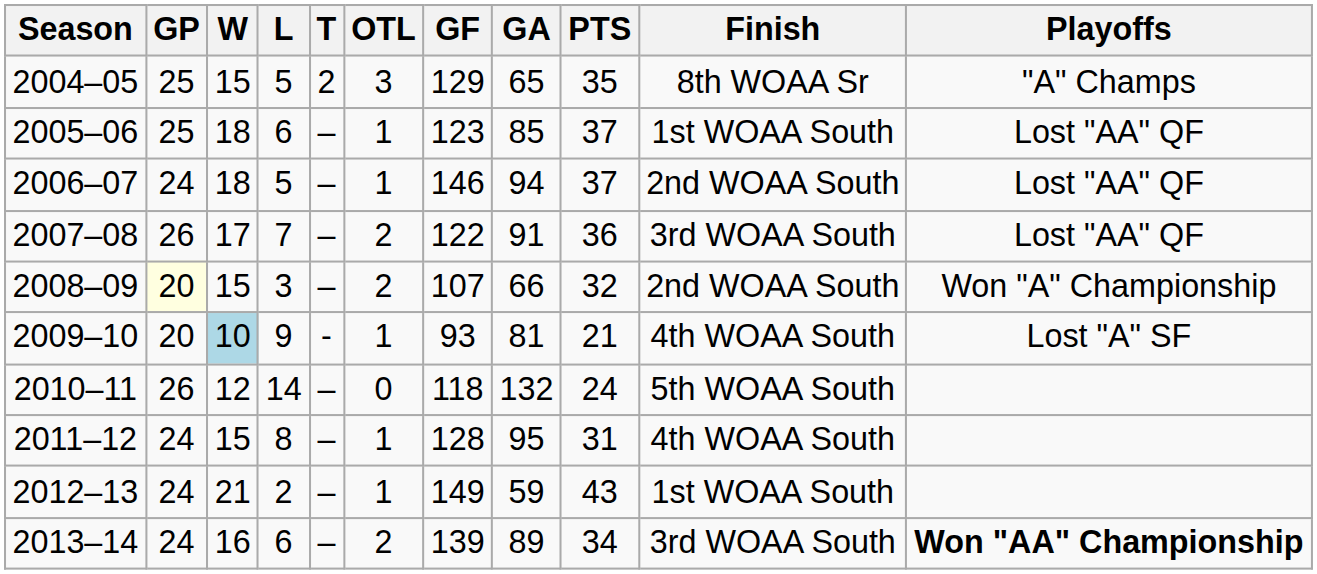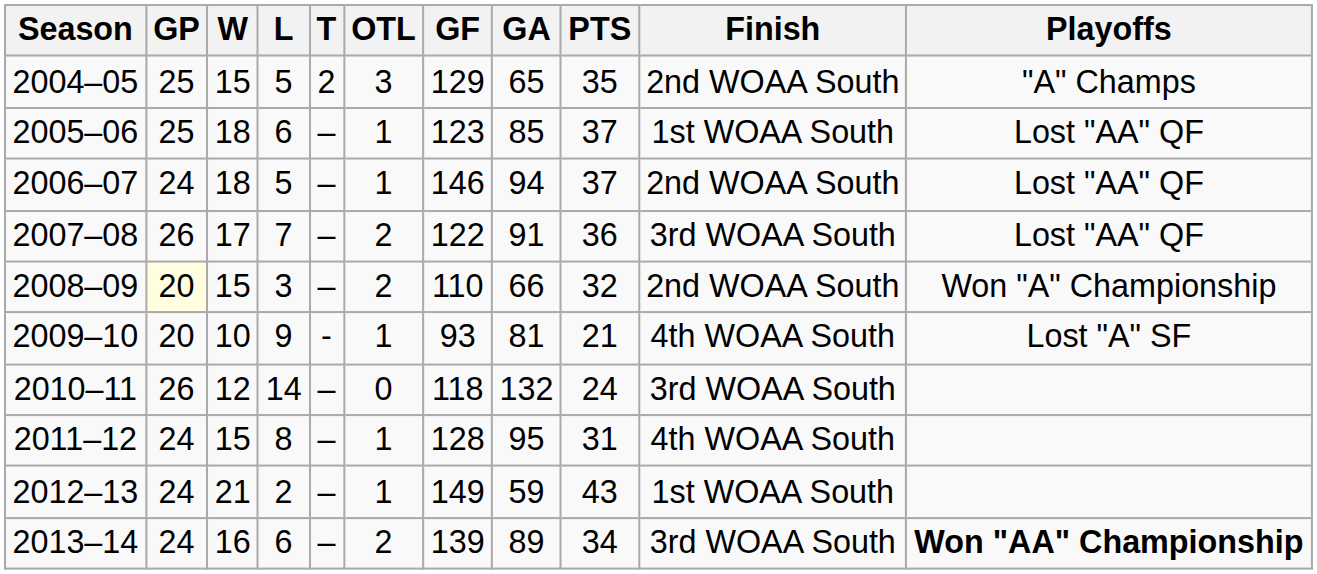(773, 81) 8th WOAA Sr -> (773, 81) 2nd WOAA South
(458, 286) 107 -> (458, 286) 110
(233, 337) lightblue background -> (233, 337) no background
(773, 388) 5th WOAA South -> (773, 388) 3rd WOAA South
